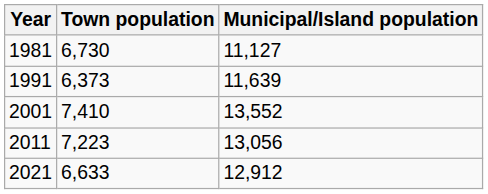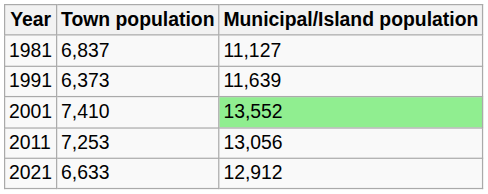(85, 50) 6,730 -> (85, 50) 6,837
(253, 111) no background -> (253, 111) lightgreen background
(85, 142) 7,223 -> (85, 142) 7,253
